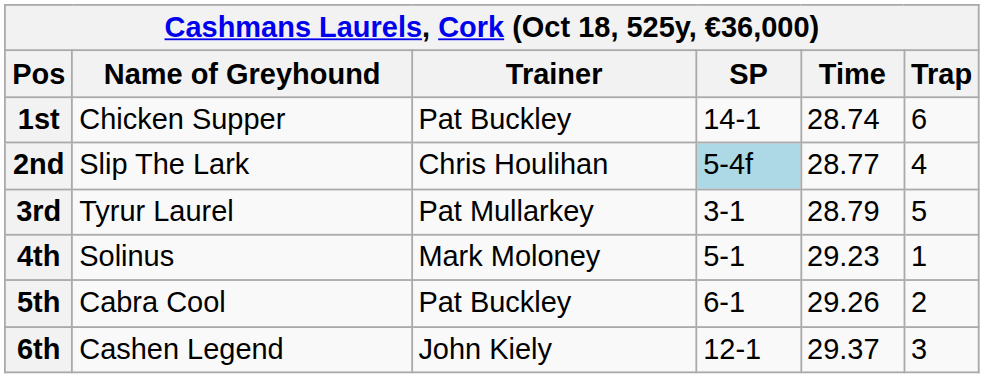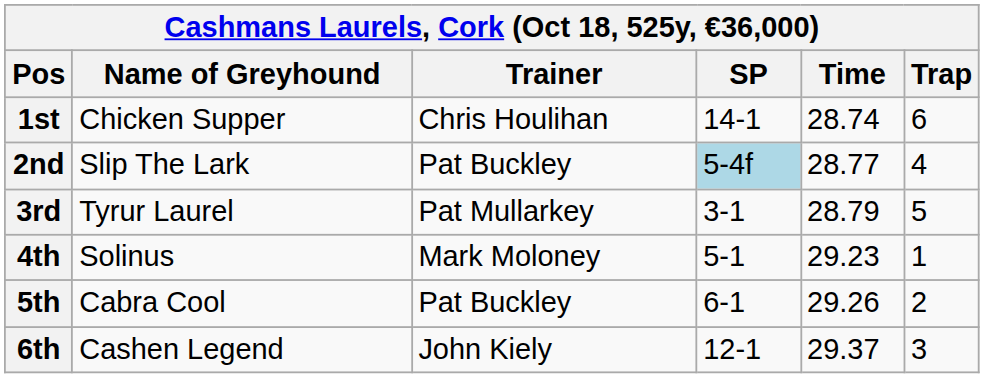(495, 119) Pat Buckley -> (513, 119) Chris Houlihan
(513, 165) Chris Houlihan -> (495, 165) Pat Buckley
